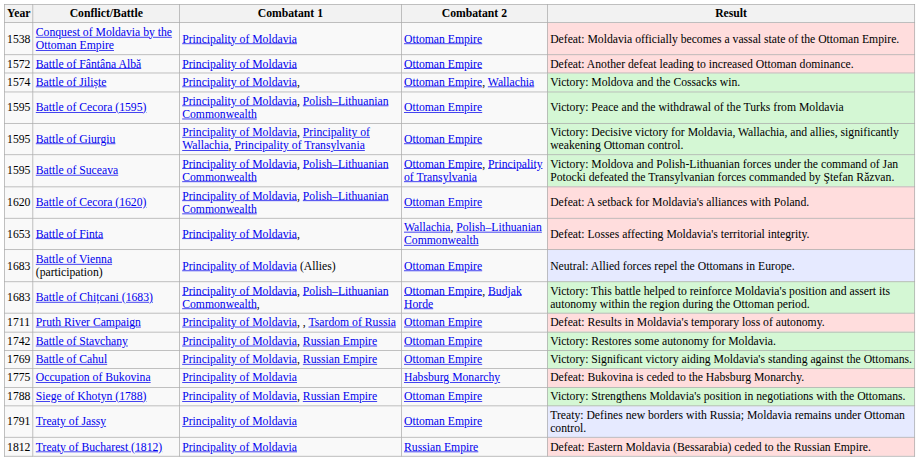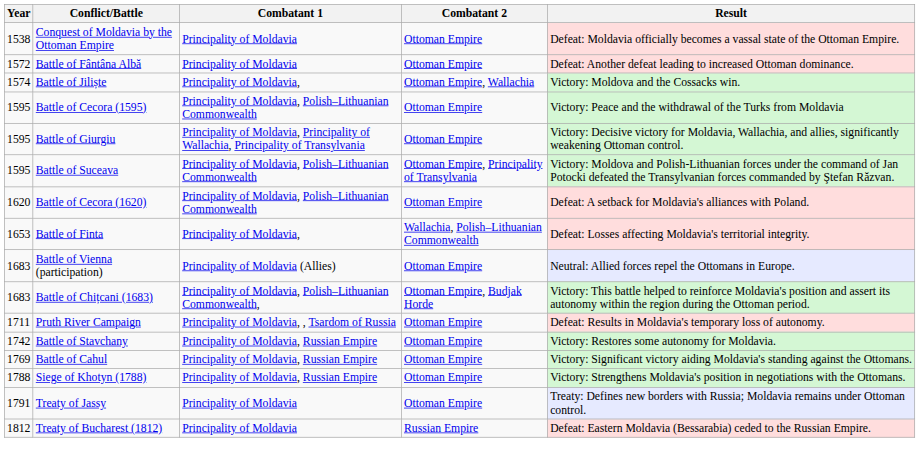- row: (93, 378)
